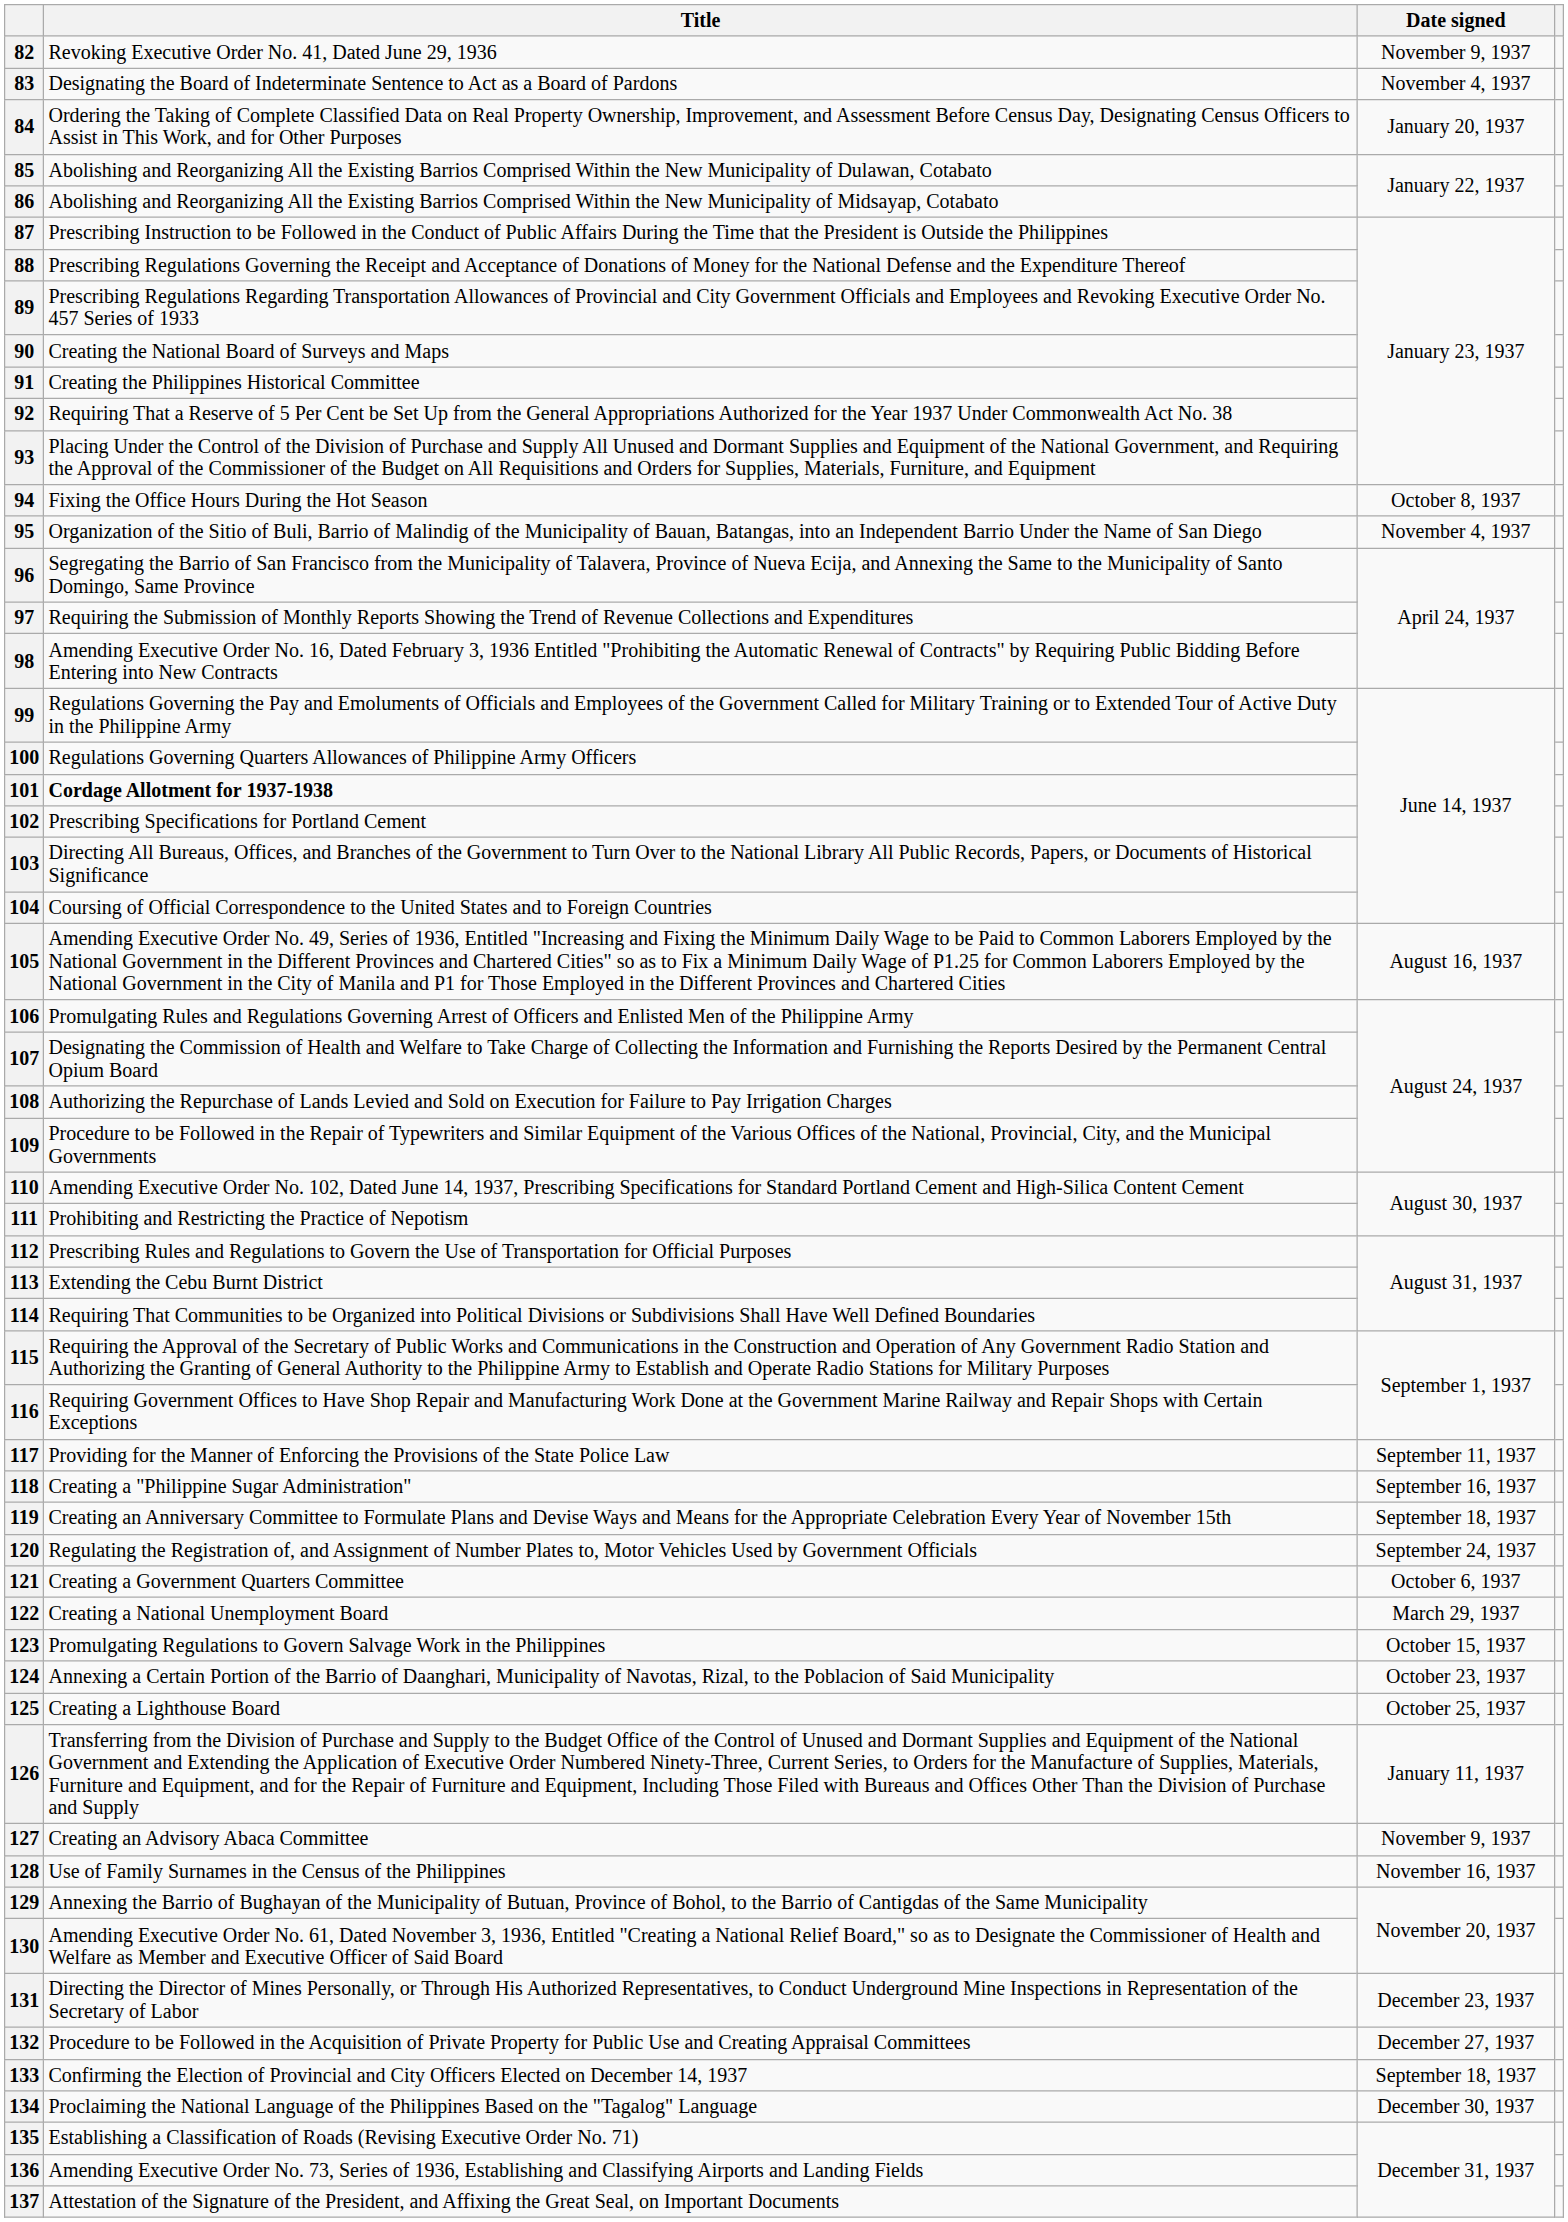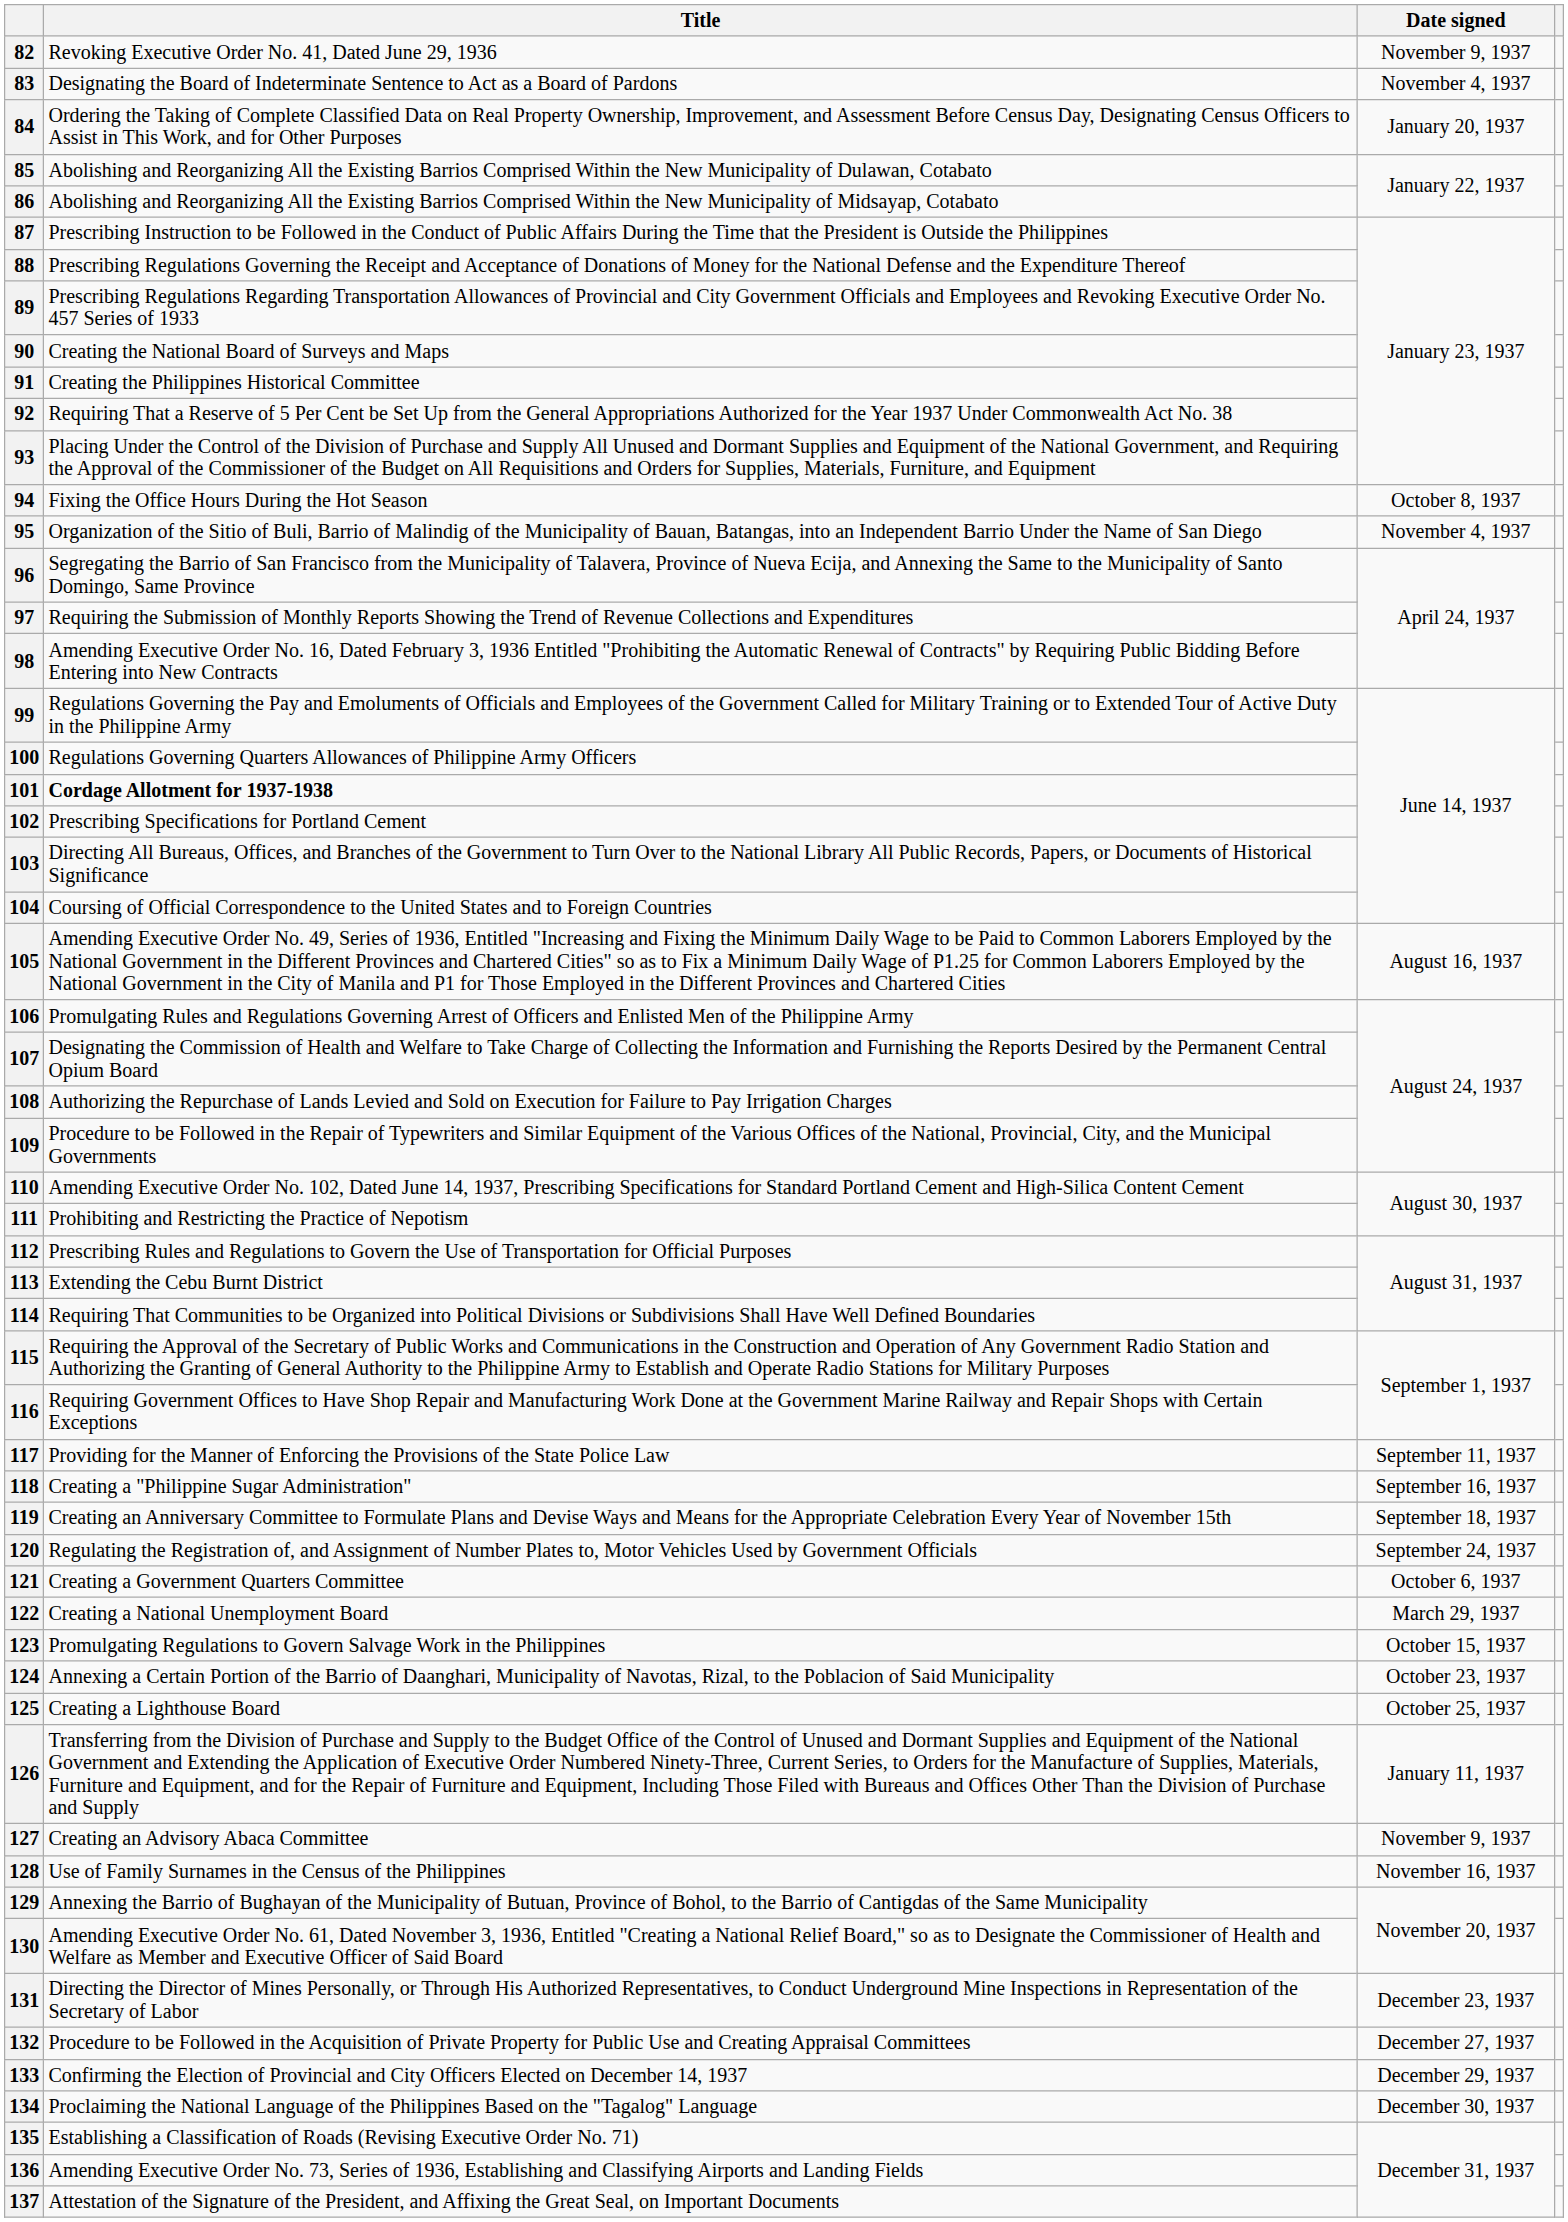(1456, 2074) September 18, 1937 -> (1456, 2074) December 29, 1937
